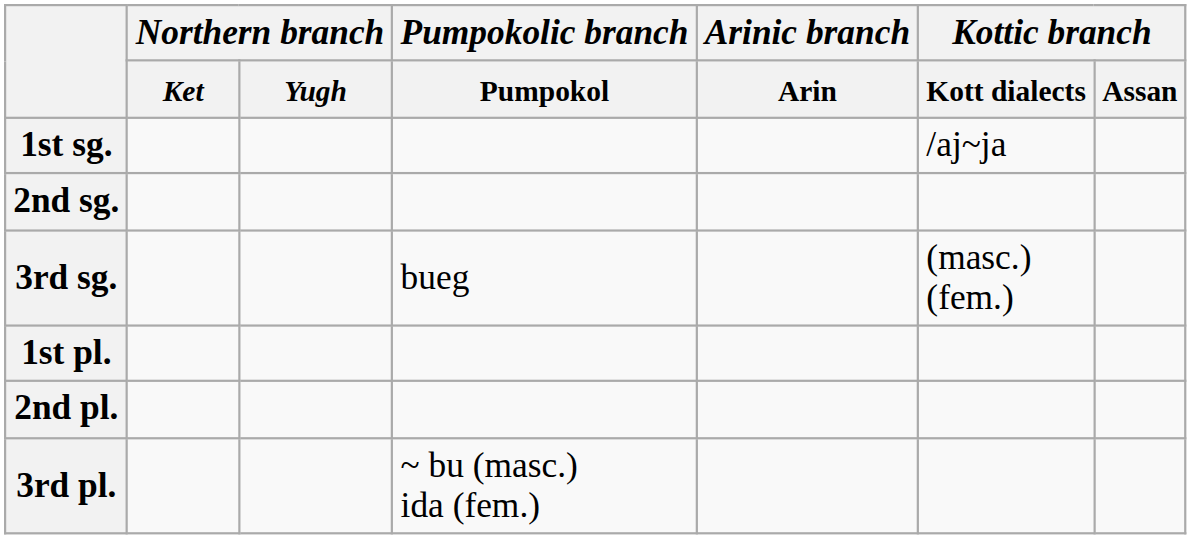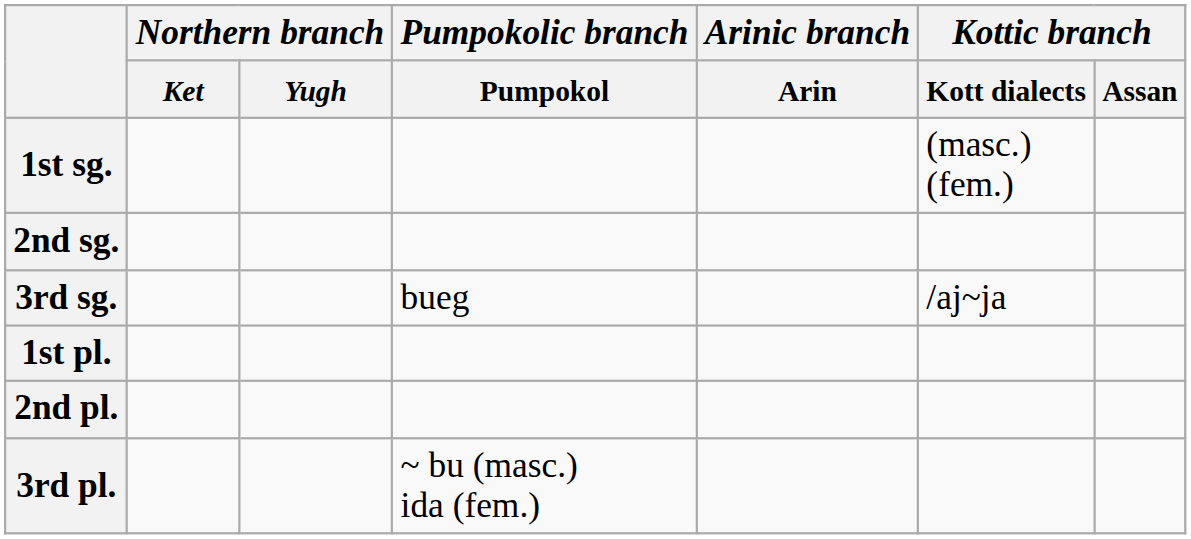(966, 144) /aj~ja -> (979, 164) (masc.) (fem.)
(979, 276) (masc.) (fem.) -> (966, 296) /aj~ja
